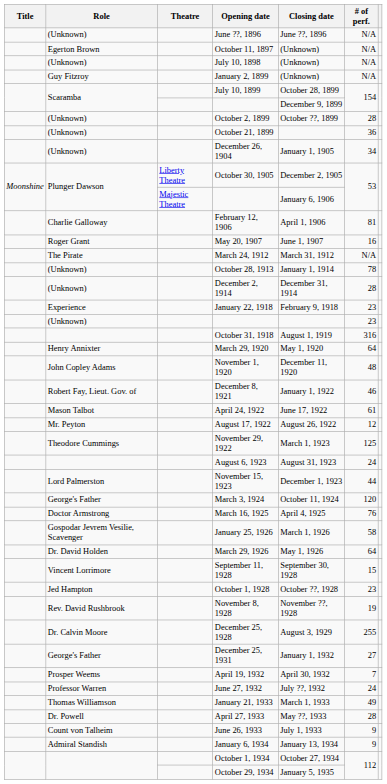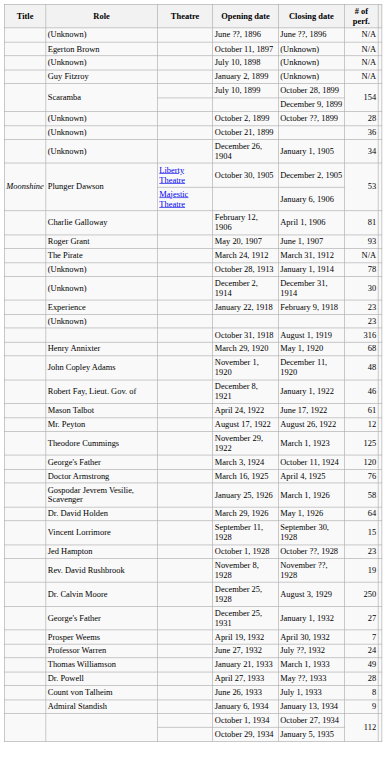(372, 241) 16 -> (372, 241) 93
(372, 288) 28 -> (372, 288) 30
(372, 348) 64 -> (372, 348) 68
- row: (102, 462)
- row: (76, 480)
(370, 631) 255 -> (370, 594) 250
(374, 730) 9 -> (374, 692) 8
